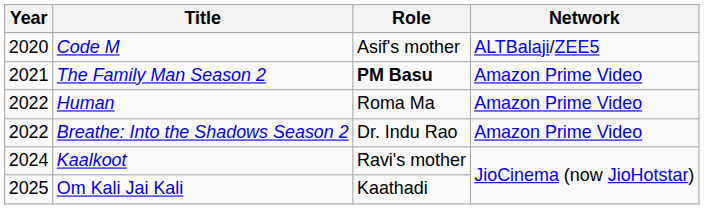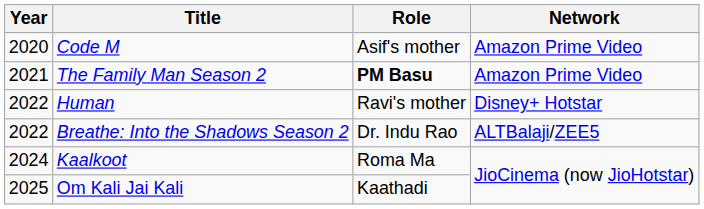(537, 47) ALTBalaji/ZEE5 -> (558, 47) Amazon Prime Video
(396, 103) Roma Ma -> (411, 103) Ravi's mother
(558, 103) Amazon Prime Video -> (538, 103) Disney+ Hotstar
(558, 132) Amazon Prime Video -> (537, 132) ALTBalaji/ZEE5
(411, 160) Ravi's mother -> (396, 160) Roma Ma
